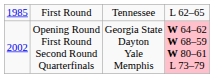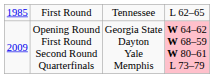(17, 47) 2002 -> (17, 47) 2009
